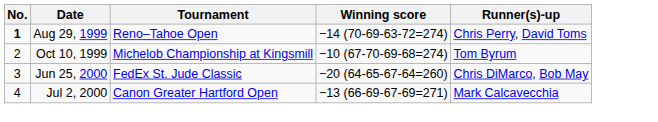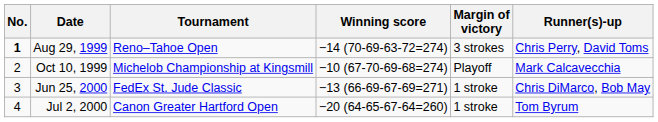+ column: (482, 21)
(485, 54) Tom Byrum -> (568, 68) Mark Calcavecchia
(383, 74) −20 (64-65-67-64=260) -> (383, 88) −13 (66-69-67-69=271)
(383, 93) −13 (66-69-67-69=271) -> (383, 107) −20 (64-65-67-64=260)
(506, 93) Mark Calcavecchia -> (547, 107) Tom Byrum
